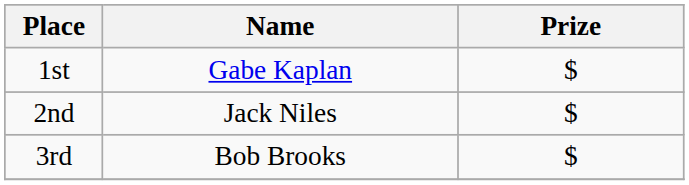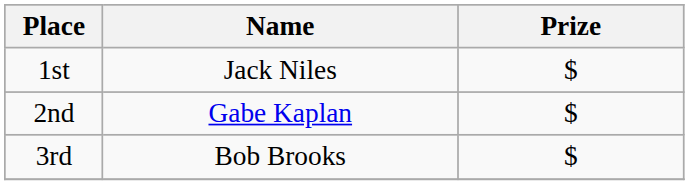(280, 69) Gabe Kaplan -> (280, 69) Jack Niles
(280, 112) Jack Niles -> (280, 112) Gabe Kaplan
